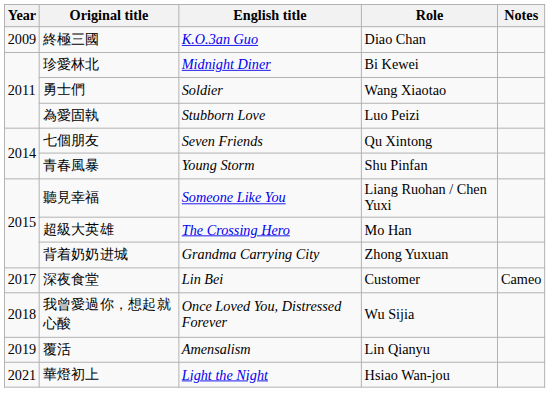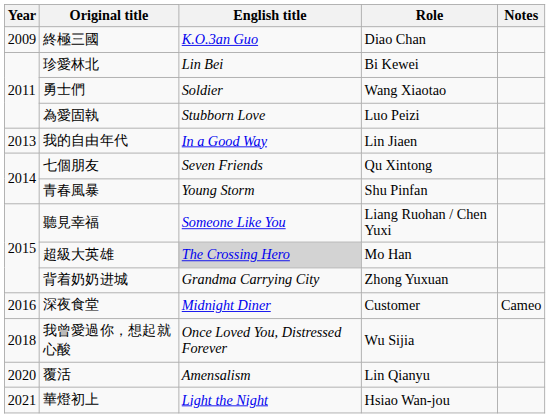(226, 64) Midnight Diner -> (203, 64) Lin Bei
+ row: (85, 140)
(236, 229) no background -> (236, 255) lightgrey background
(22, 280) 2017 -> (22, 305) 2016
(203, 280) Lin Bei -> (226, 305) Midnight Diner
(22, 349) 2019 -> (22, 374) 2020
